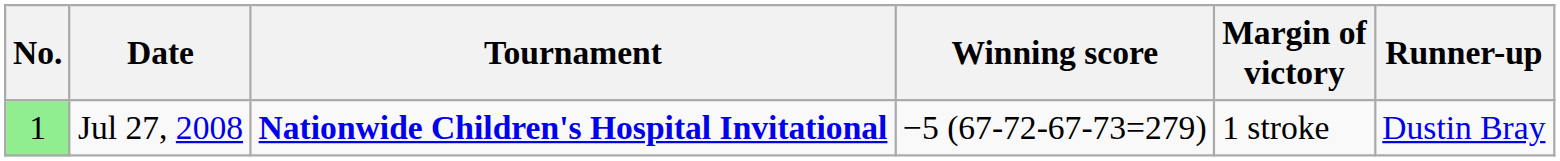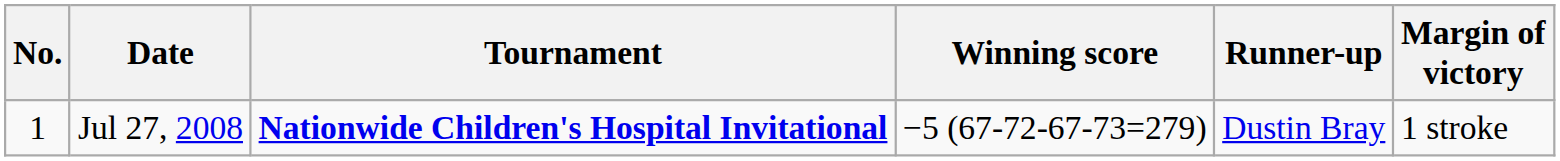columns swapped: (1294, 52) <-> (1464, 52)
(38, 127) lightgreen background -> (38, 127) no background
